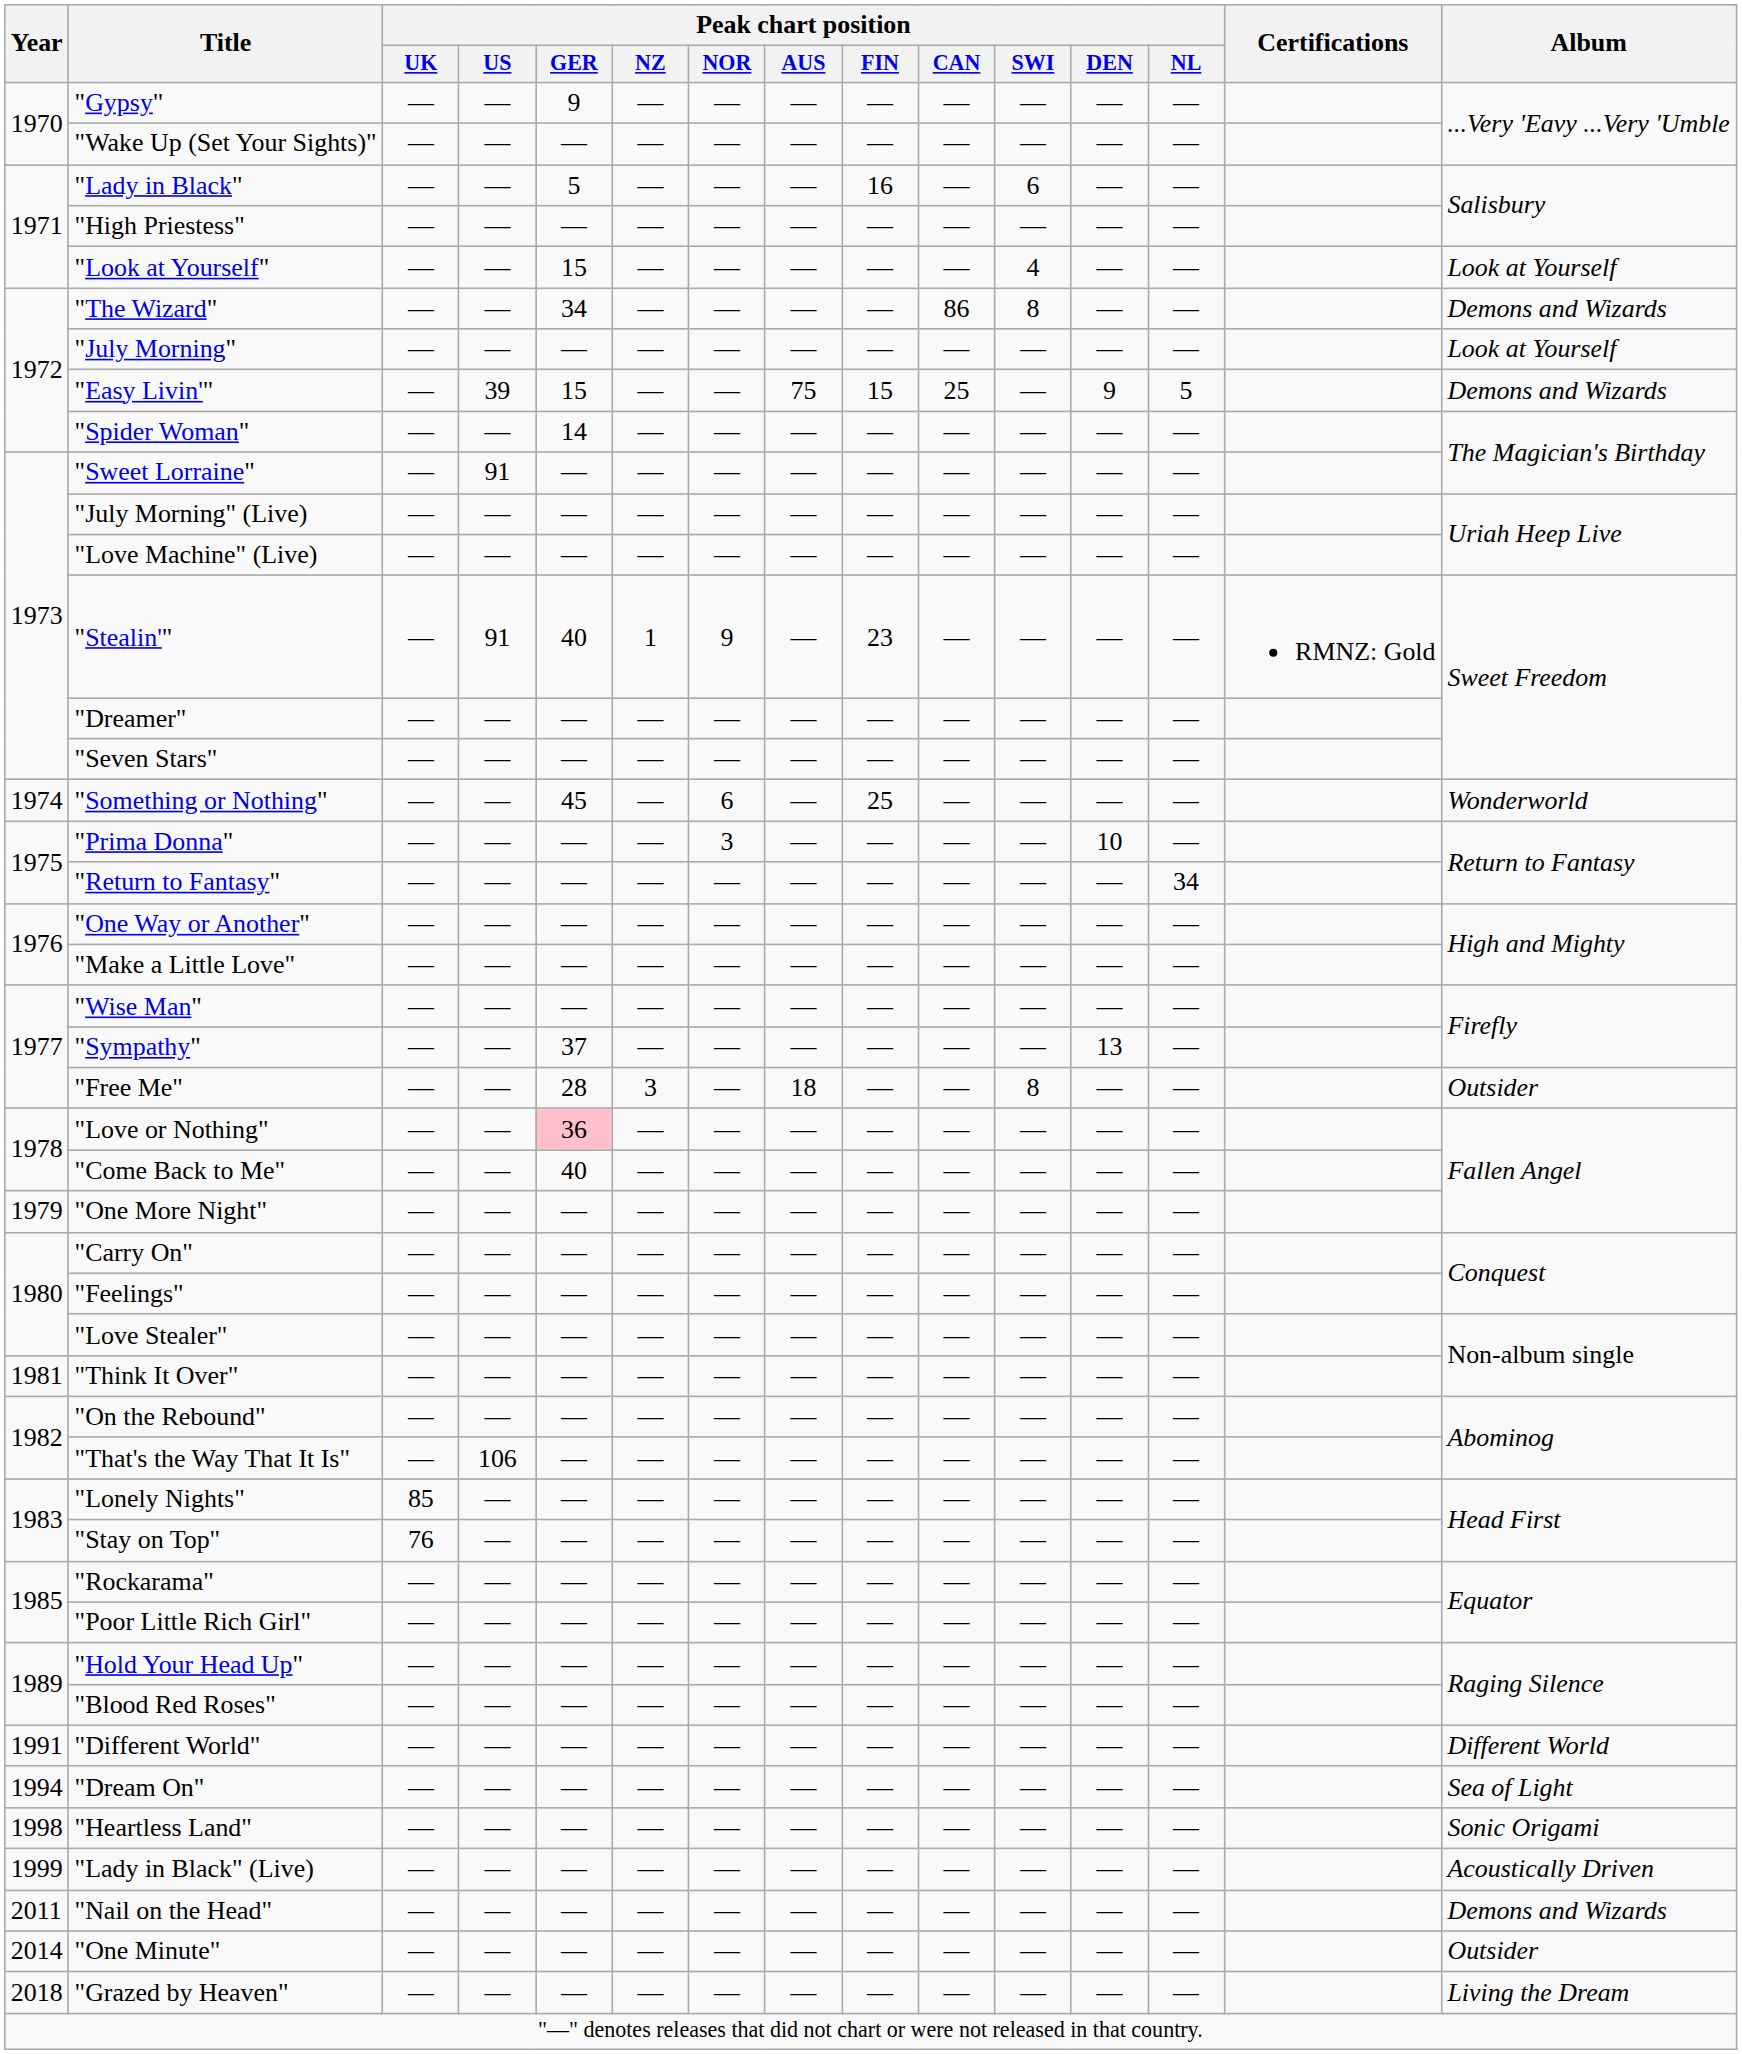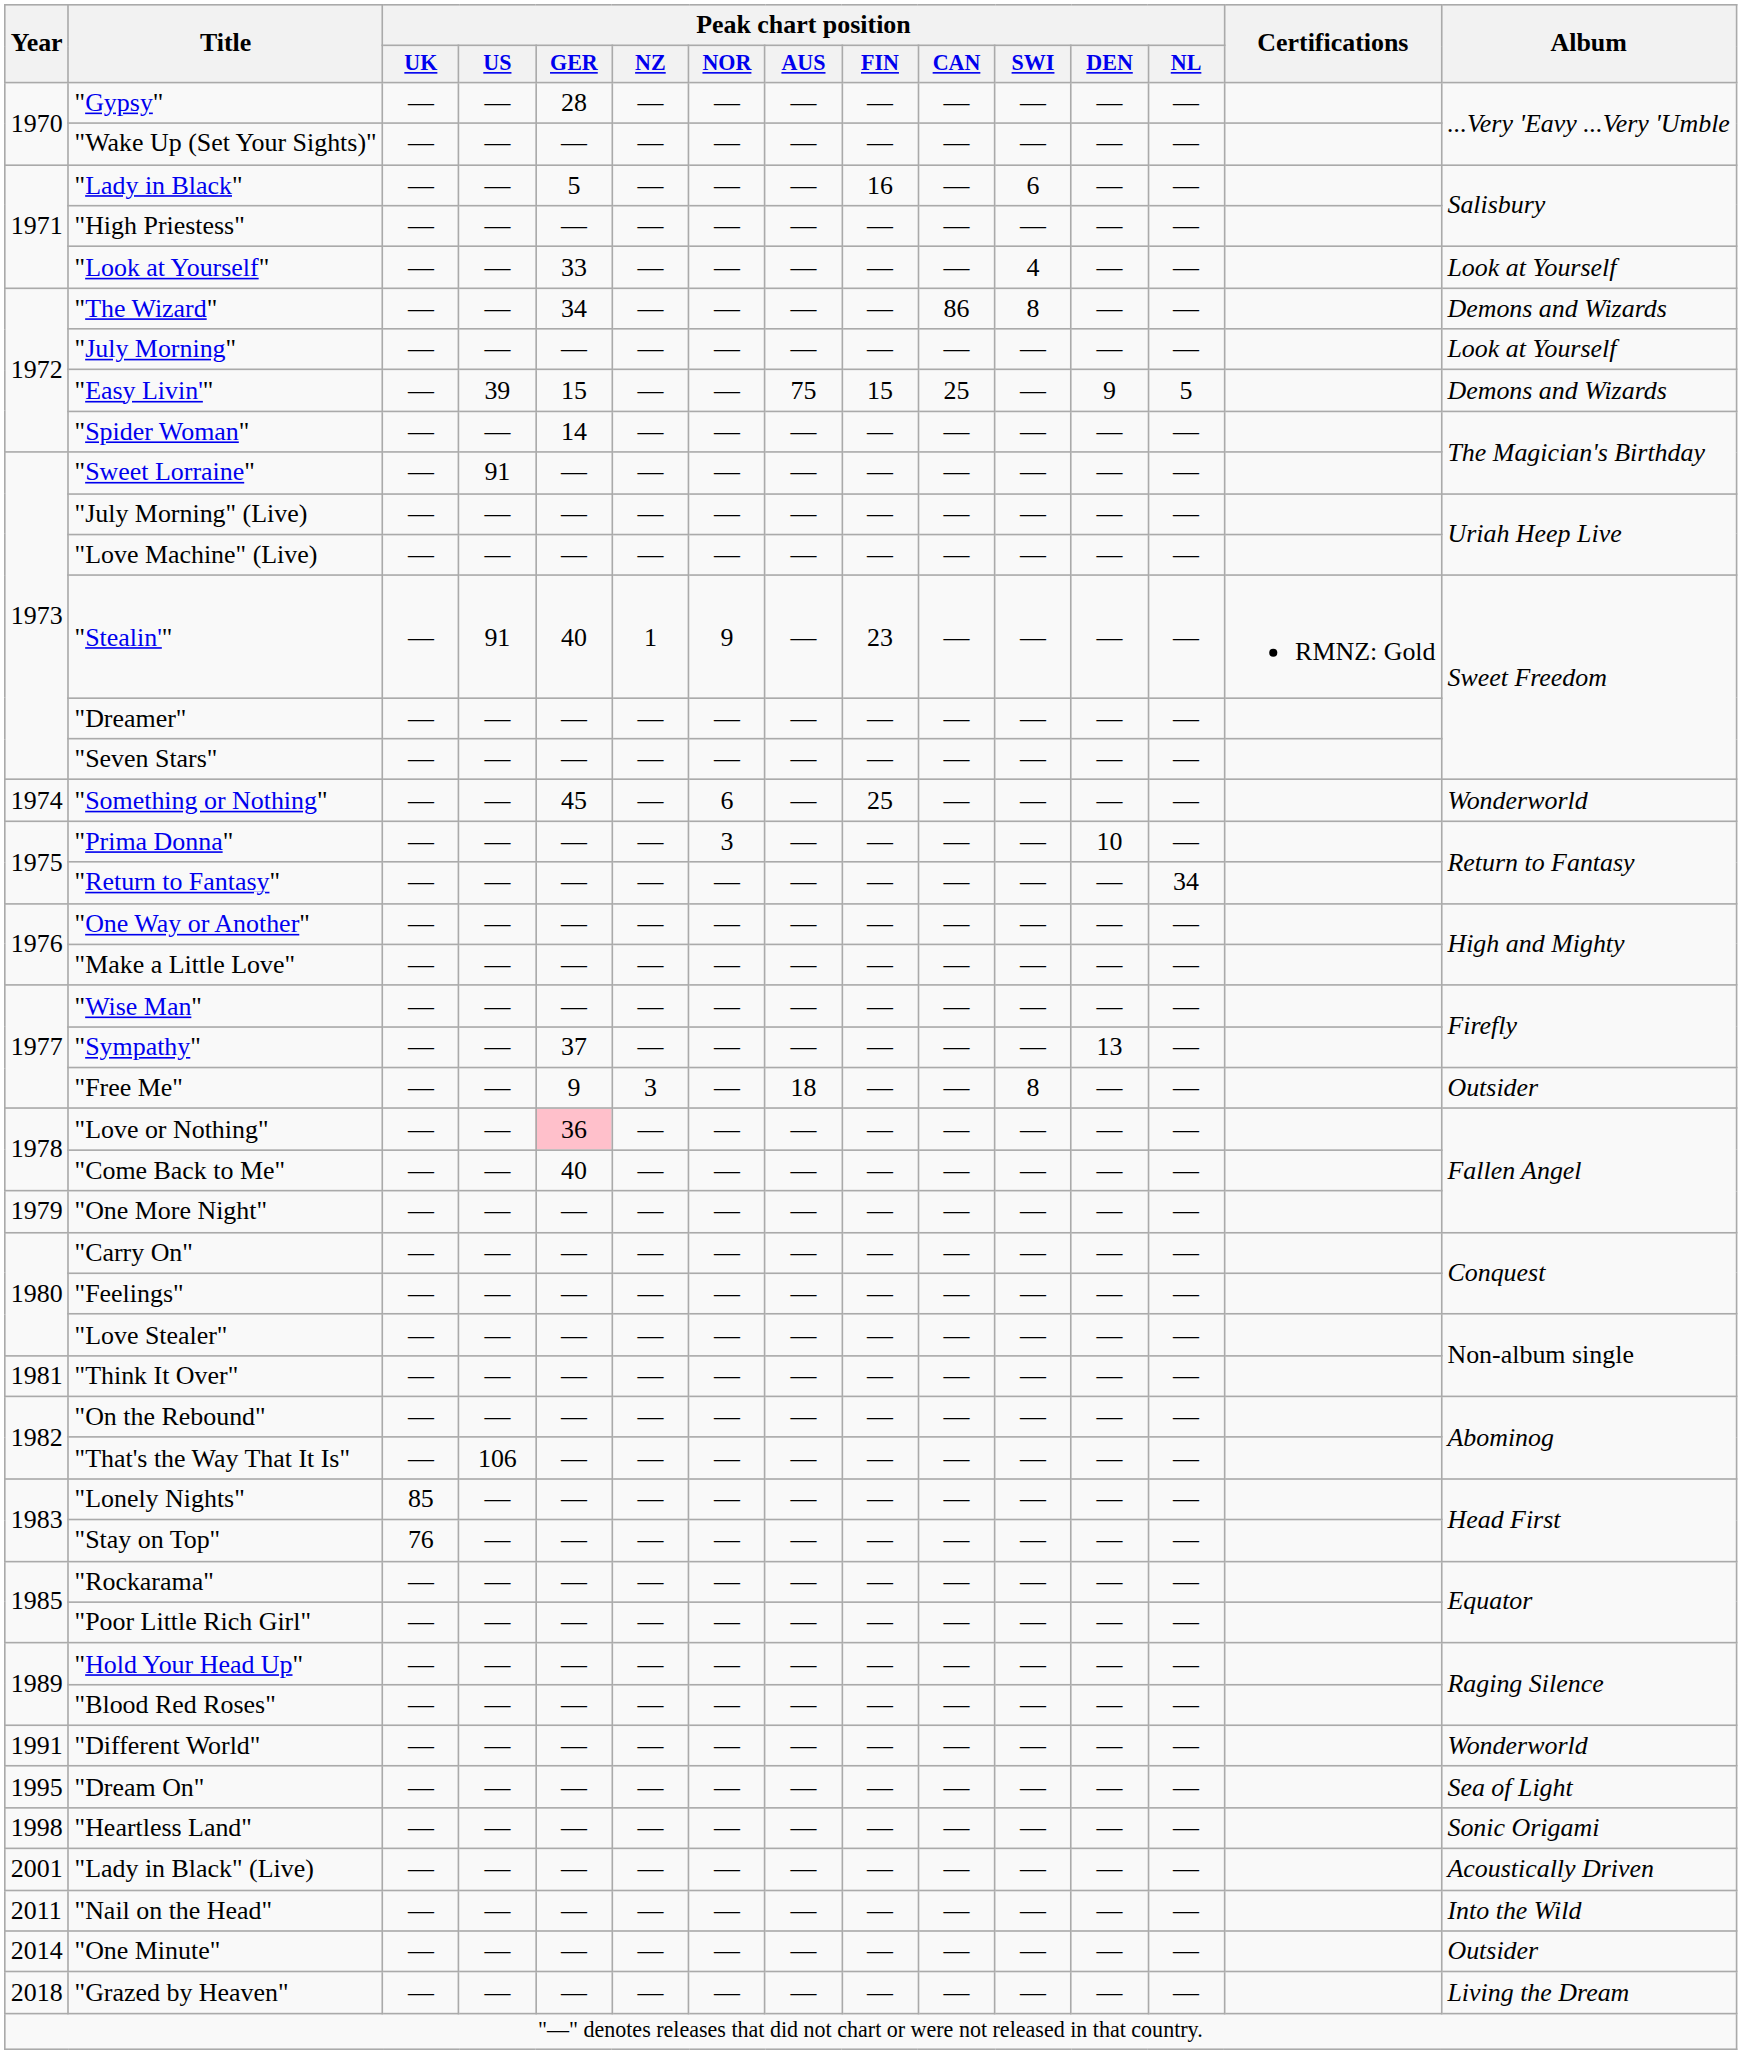(574, 102) 9 -> (574, 102) 28
(574, 266) 15 -> (574, 266) 33
(574, 1087) 28 -> (574, 1087) 9
(1528, 1745) Different World -> (1518, 1745) Wonderworld
(37, 1786) 1994 -> (37, 1786) 1995
(37, 1868) 1999 -> (37, 1868) 2001
(1557, 1910) Demons and Wizards -> (1514, 1910) Into the Wild
